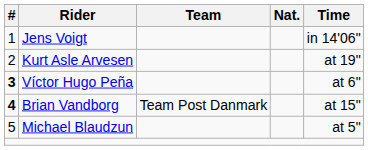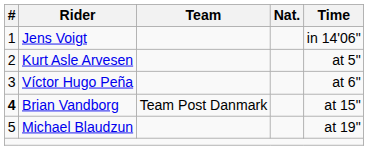(343, 60) at 19" -> (346, 60) at 5"
(12, 82) bold -> (12, 82) normal
(346, 127) at 5" -> (343, 127) at 19"
